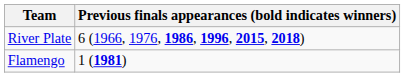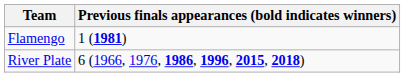rows swapped: (36, 60) <-> (40, 38)
